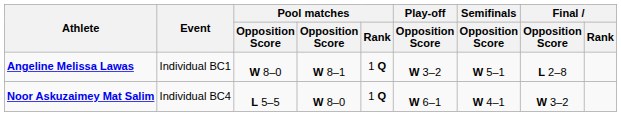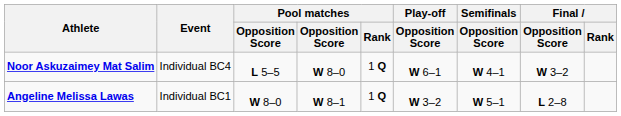rows swapped: (70, 67) <-> (81, 97)
